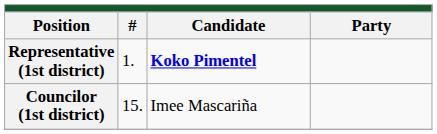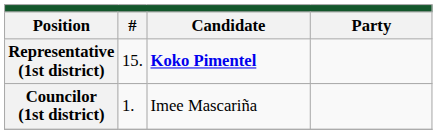(128, 61) 1. -> (132, 61) 15.
(132, 106) 15. -> (128, 106) 1.
